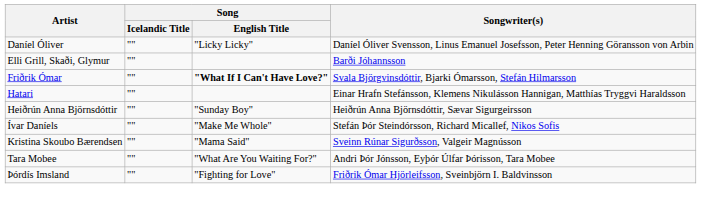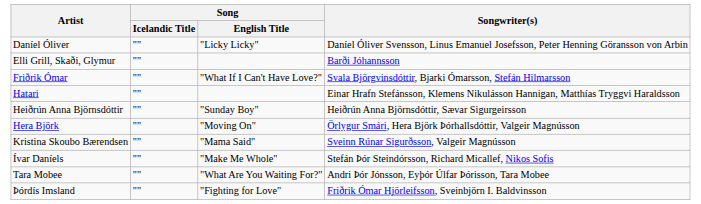(261, 77) bold -> (261, 77) normal
+ row: (36, 126)
rows swapped: (33, 126) <-> (65, 142)
